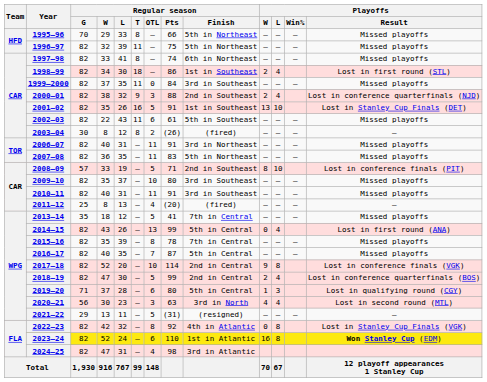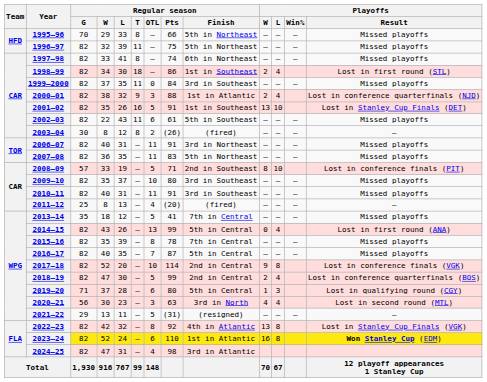(221, 96) 2nd in Southeast -> (221, 96) 1st in Atlantic
(265, 327) 0 -> (265, 327) 13
